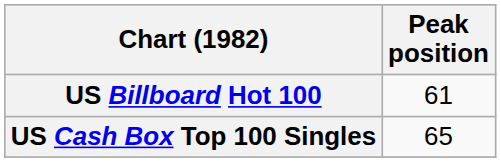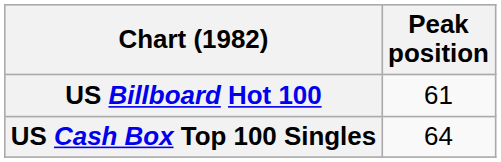(439, 136) 65 -> (439, 136) 64
